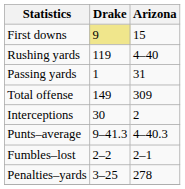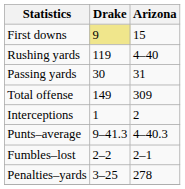(96, 74) 1 -> (99, 74) 30
(99, 114) 30 -> (96, 114) 1
